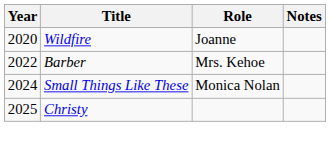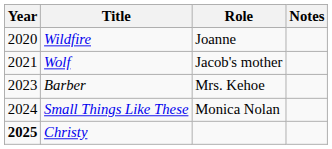+ row: (57, 62)
(23, 62) 2022 -> (23, 86) 2023
(23, 109) normal -> (23, 132) bold
